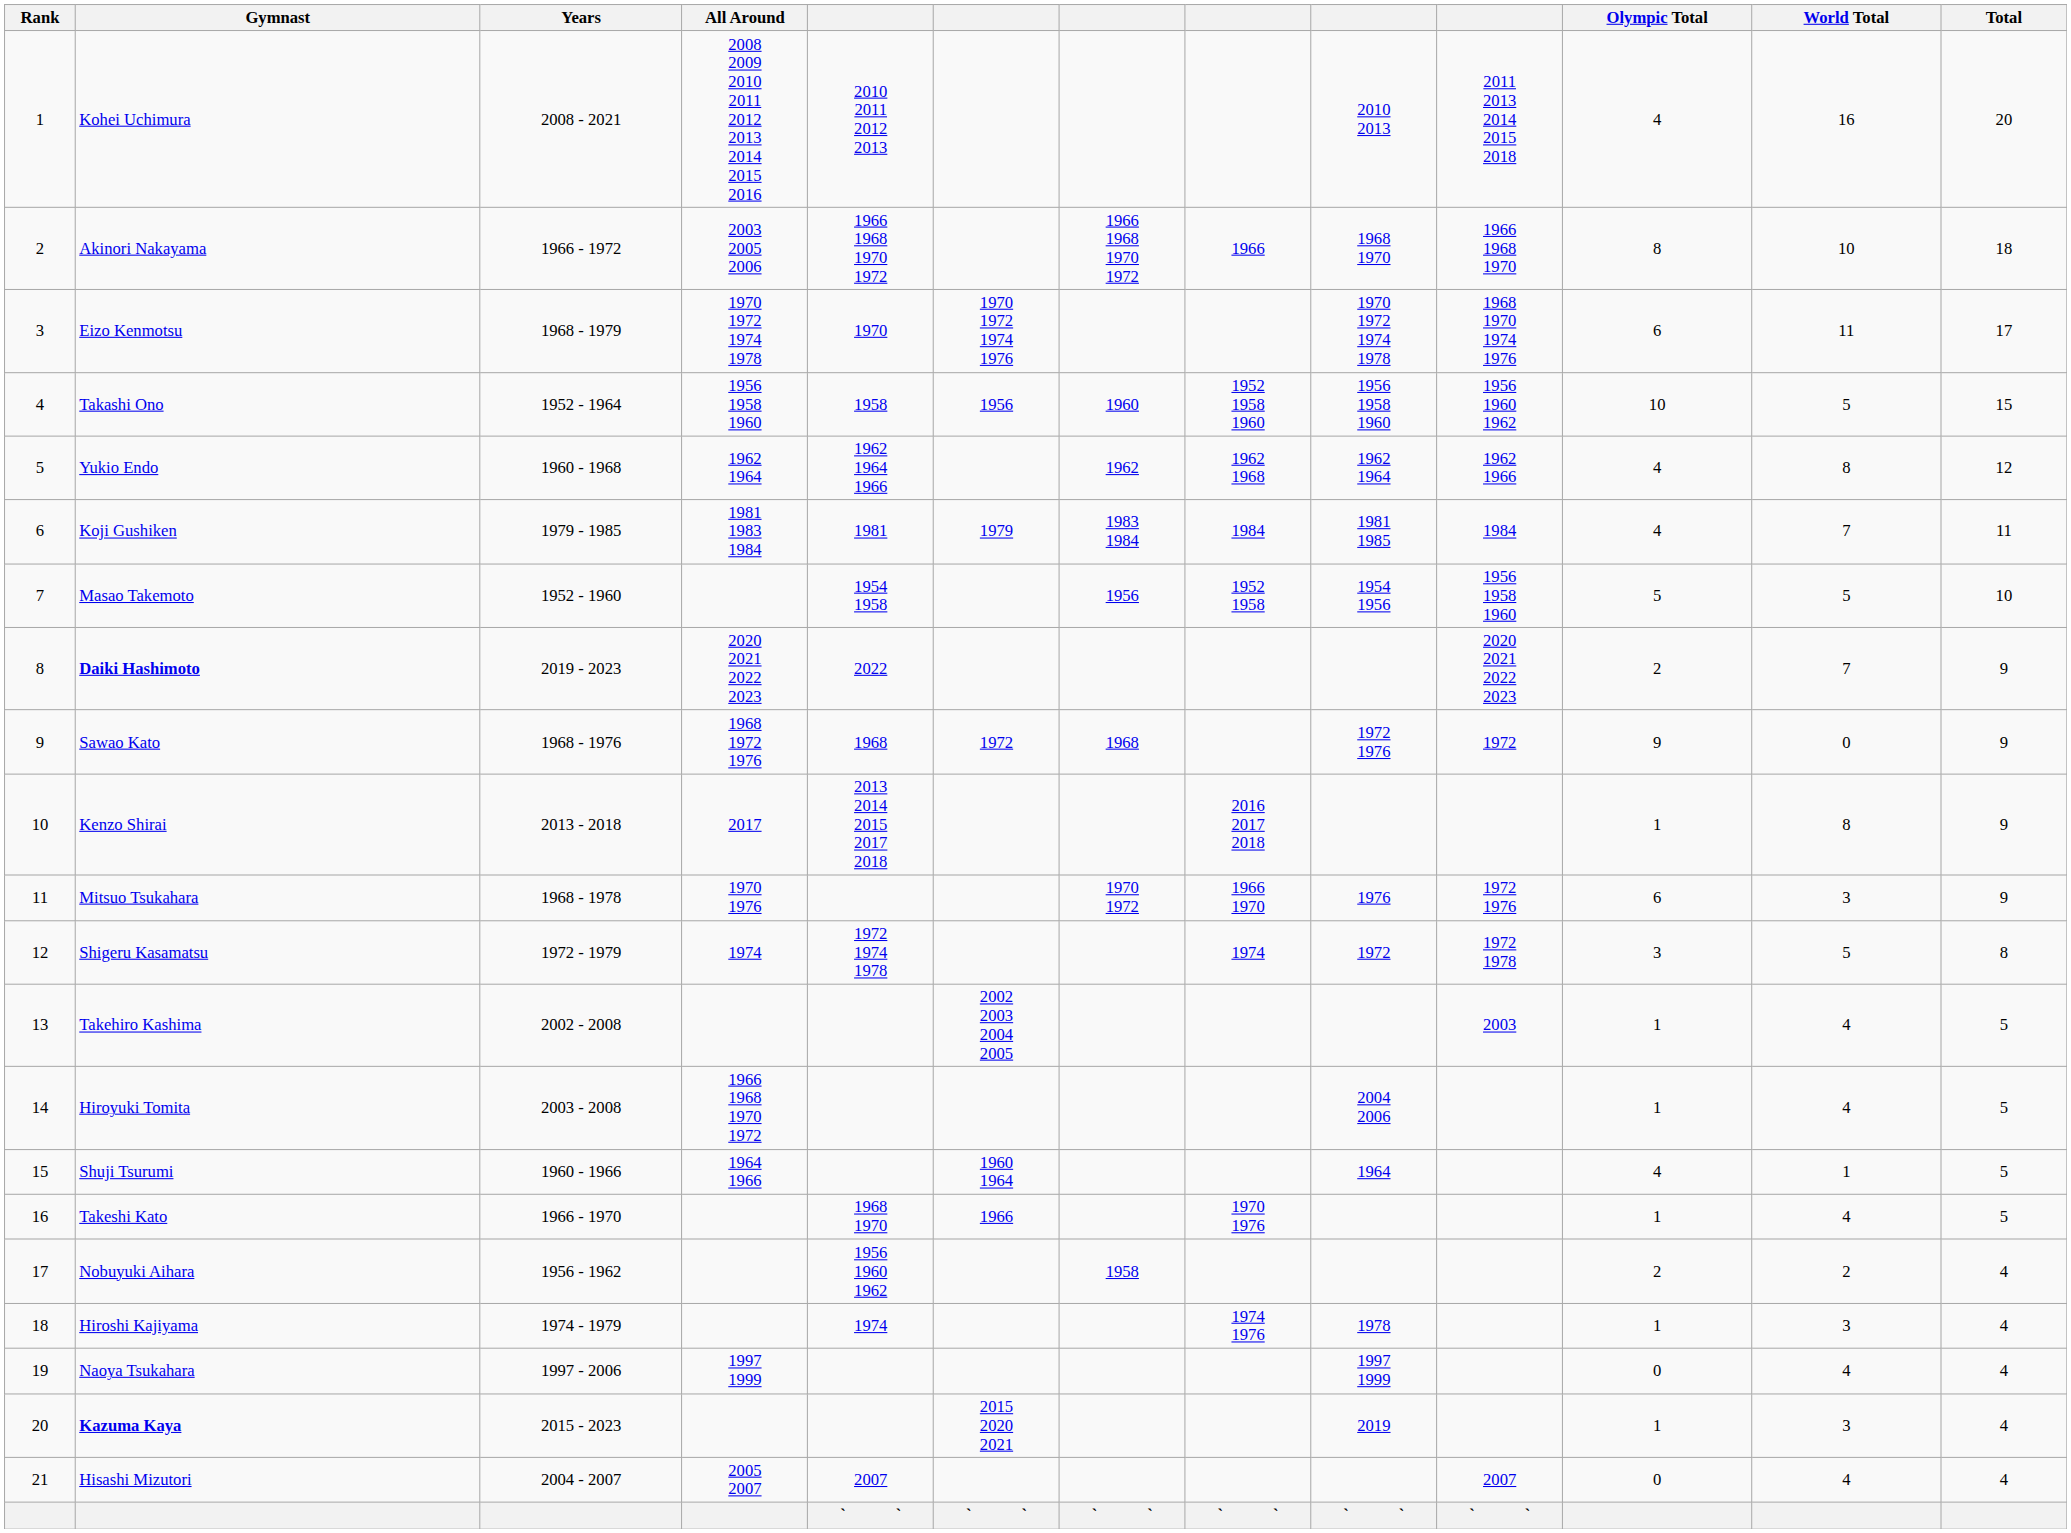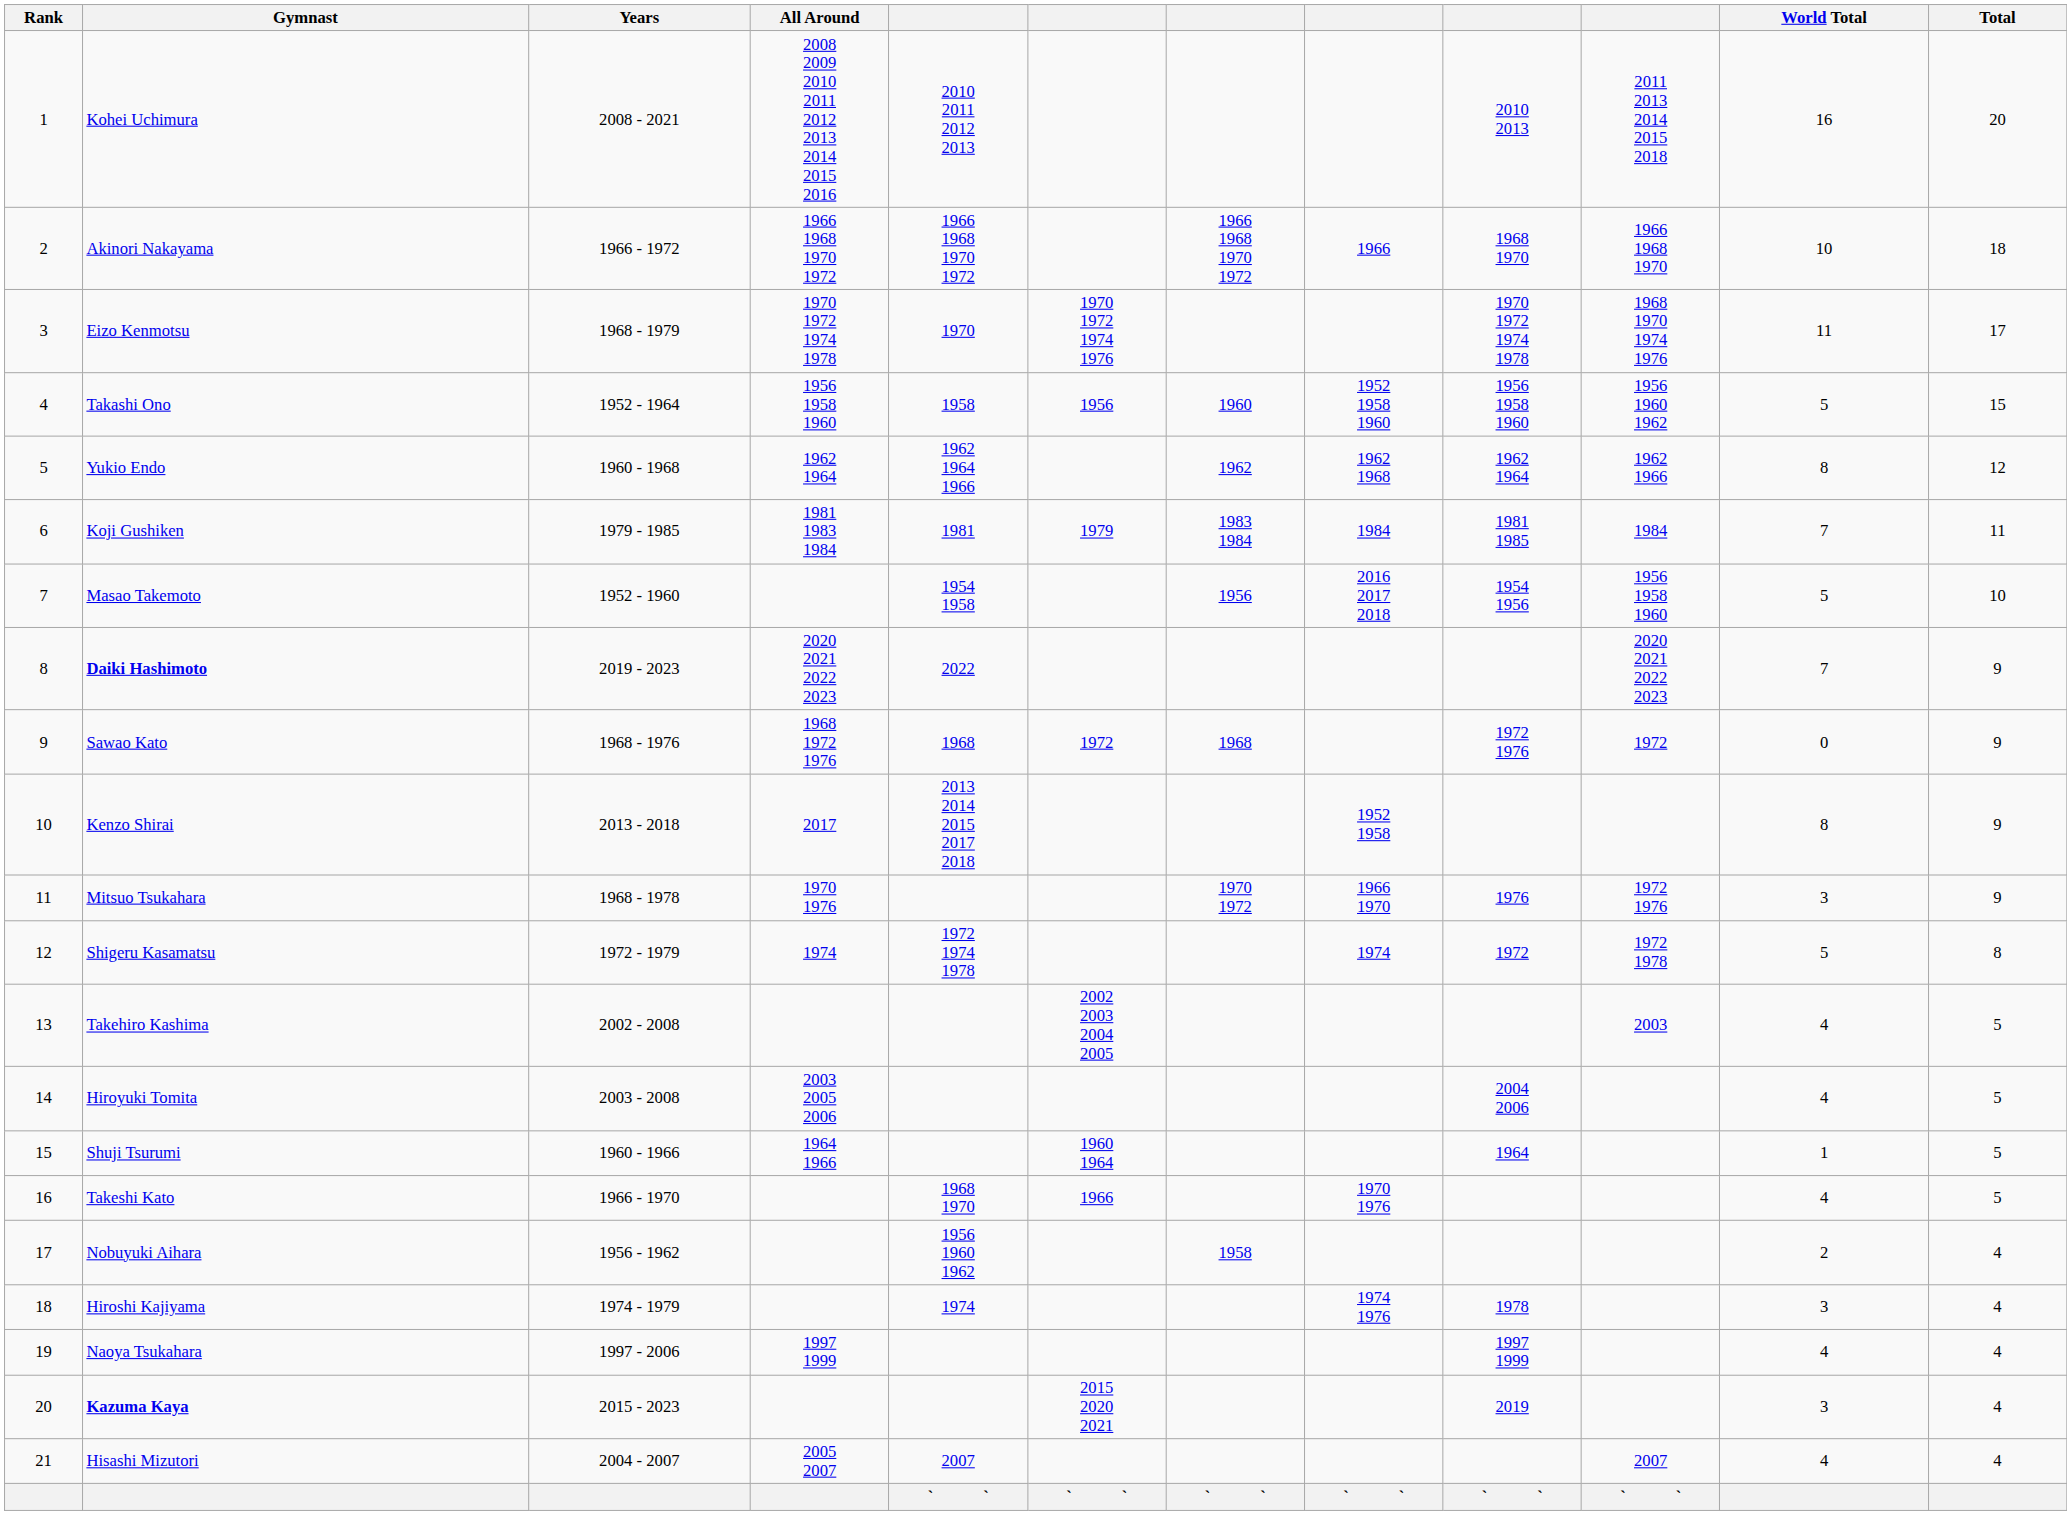- column: (1657, 17)
(745, 248) 2003 2005 2006 -> (820, 248) 1966 1968 1970 1972
(1248, 595) 1952 1958 -> (1374, 595) 2016 2017 2018
(1248, 824) 2016 2017 2018 -> (1374, 824) 1952 1958
(745, 1107) 1966 1968 1970 1972 -> (820, 1098) 2003 2005 2006
